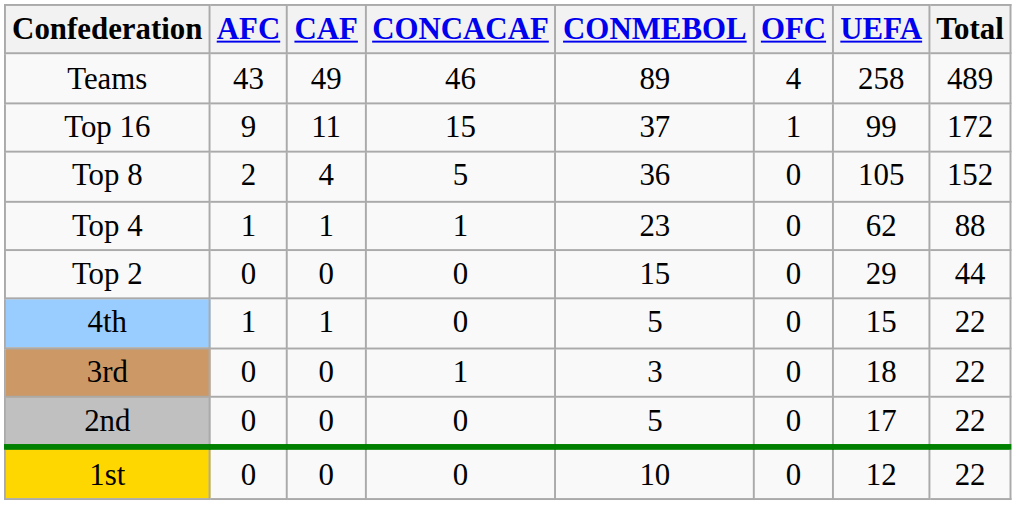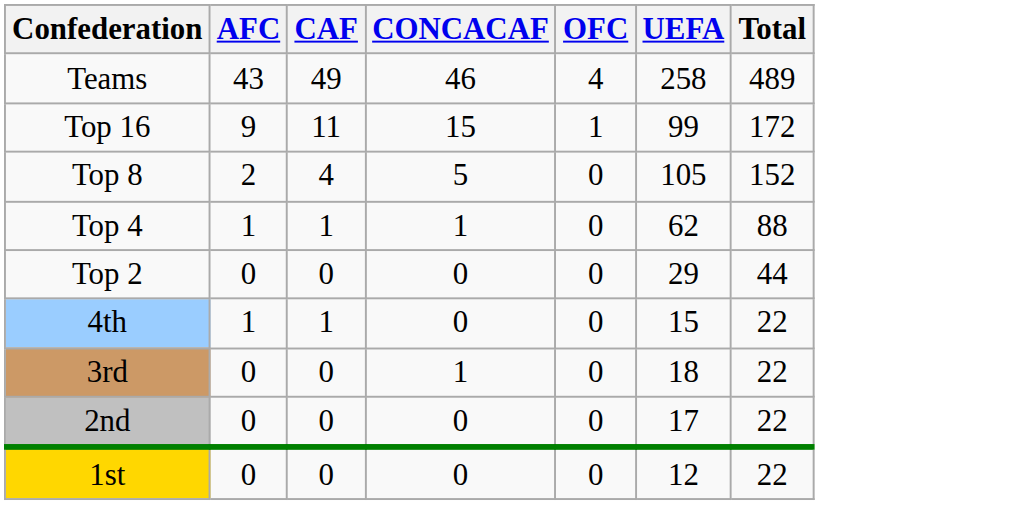- column: (655, 28)
